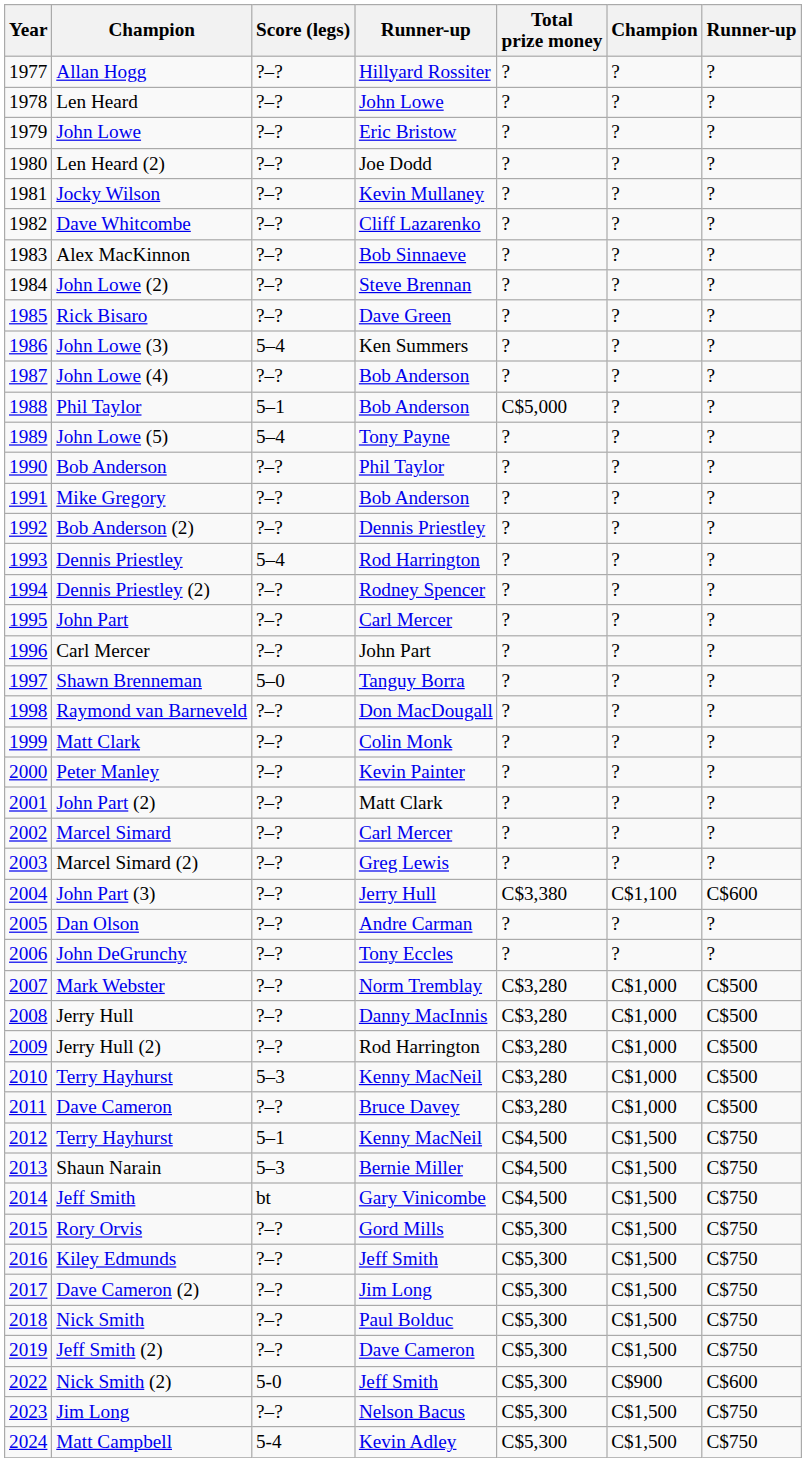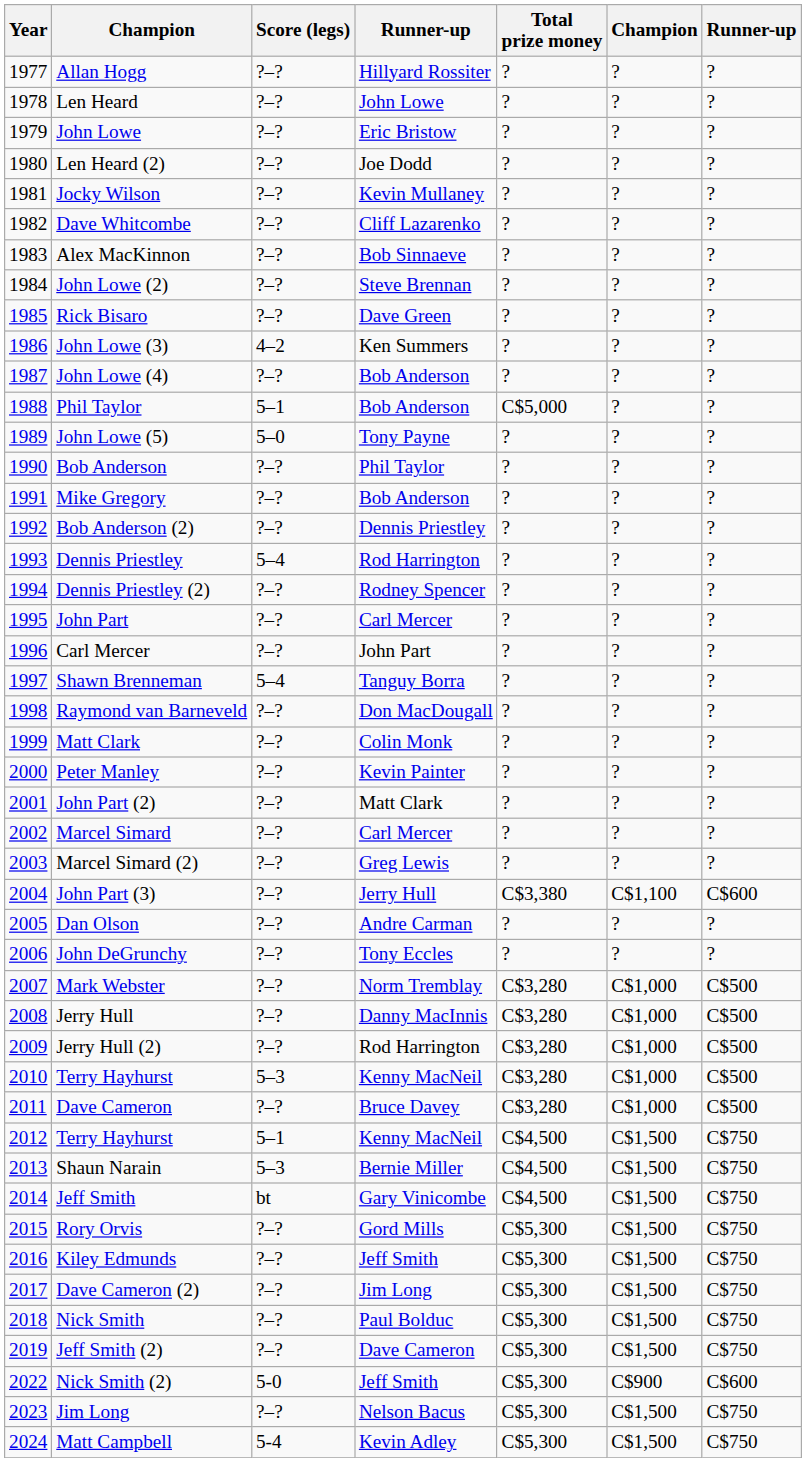(270, 345) 5–4 -> (270, 345) 4–2
(270, 437) 5–4 -> (270, 437) 5–0
(270, 680) 5–0 -> (270, 680) 5–4
